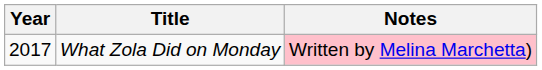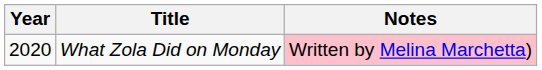(30, 49) 2017 -> (30, 49) 2020
